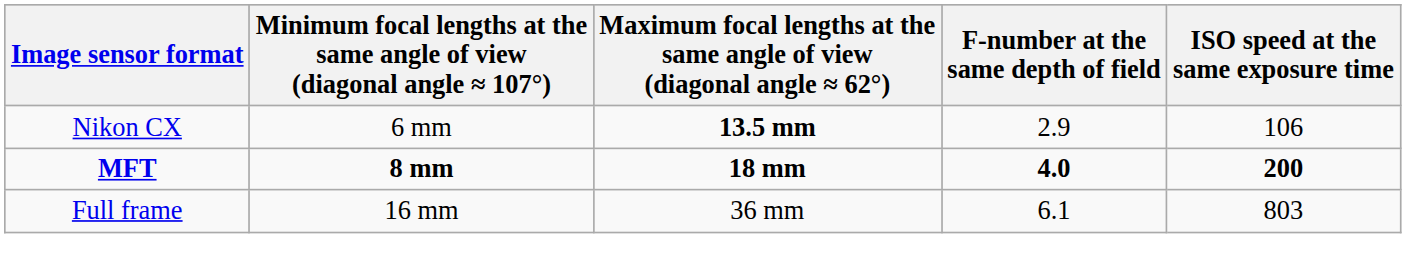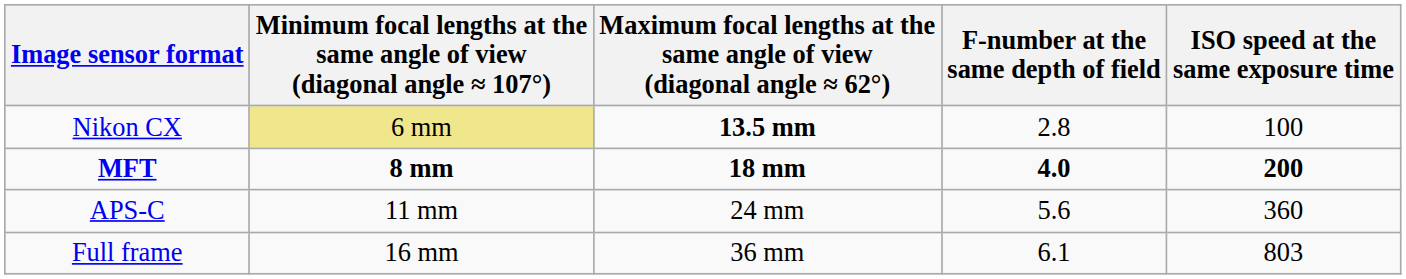(421, 126) no background -> (421, 126) khaki background
(1054, 126) 2.9 -> (1054, 126) 2.8
(1283, 126) 106 -> (1283, 126) 100
+ row: (127, 210)
